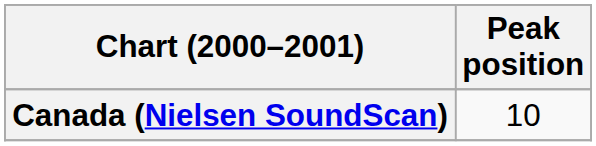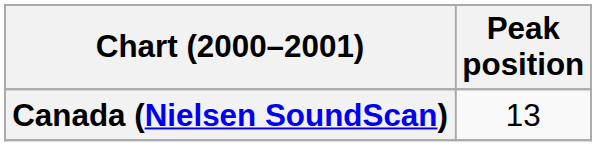(523, 114) 10 -> (523, 114) 13
